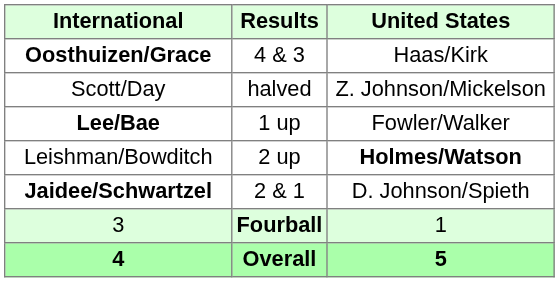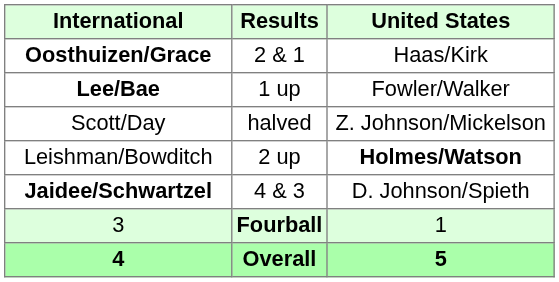(279, 55) 4 & 3 -> (279, 55) 2 & 1
rows swapped: (118, 123) <-> (118, 89)
(279, 191) 2 & 1 -> (279, 191) 4 & 3
